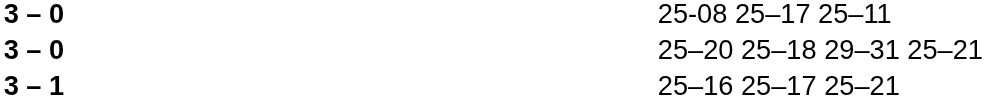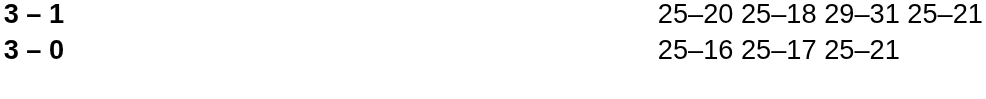- row: (775, 14)
(34, 49) 3 – 0 -> (34, 14) 3 – 1
(34, 85) 3 – 1 -> (34, 49) 3 – 0
